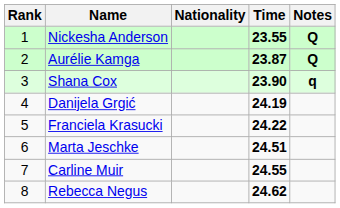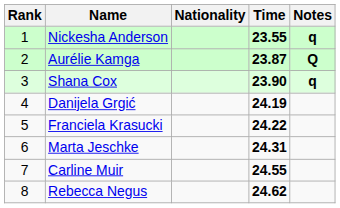(313, 37) Q -> (313, 37) q
(269, 147) 24.51 -> (269, 147) 24.31
